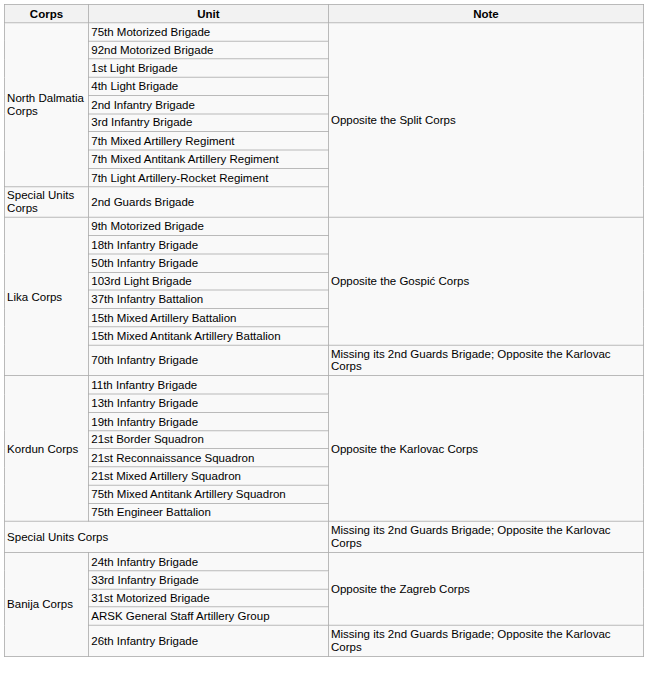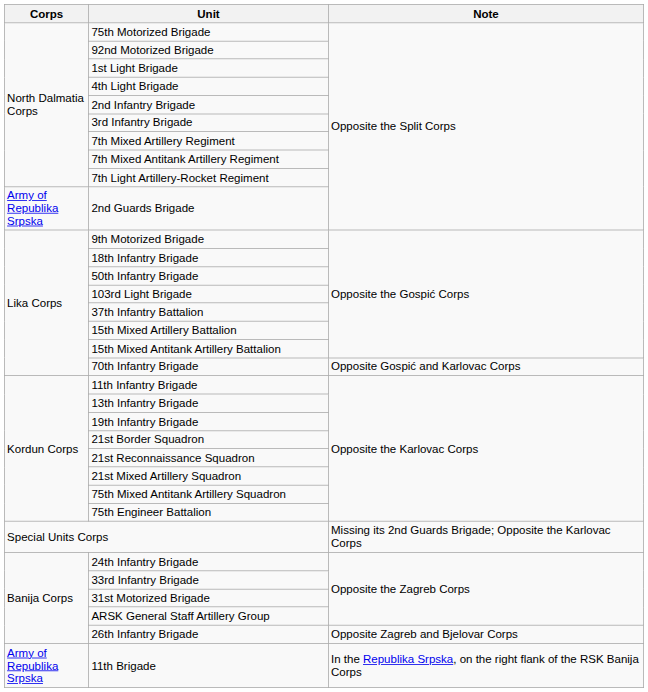(41, 202) Special Units Corps -> (33, 209) Army of Republika Srpska
(471, 361) Missing its 2nd Guards Brigade; Opposite the Karlovac Corps -> (426, 367) Opposite Gospić and Karlovac Corps
(471, 641) Missing its 2nd Guards Brigade; Opposite the Karlovac Corps -> (424, 635) Opposite Zagreb and Bjelovar Corps
+ row: (124, 666)
